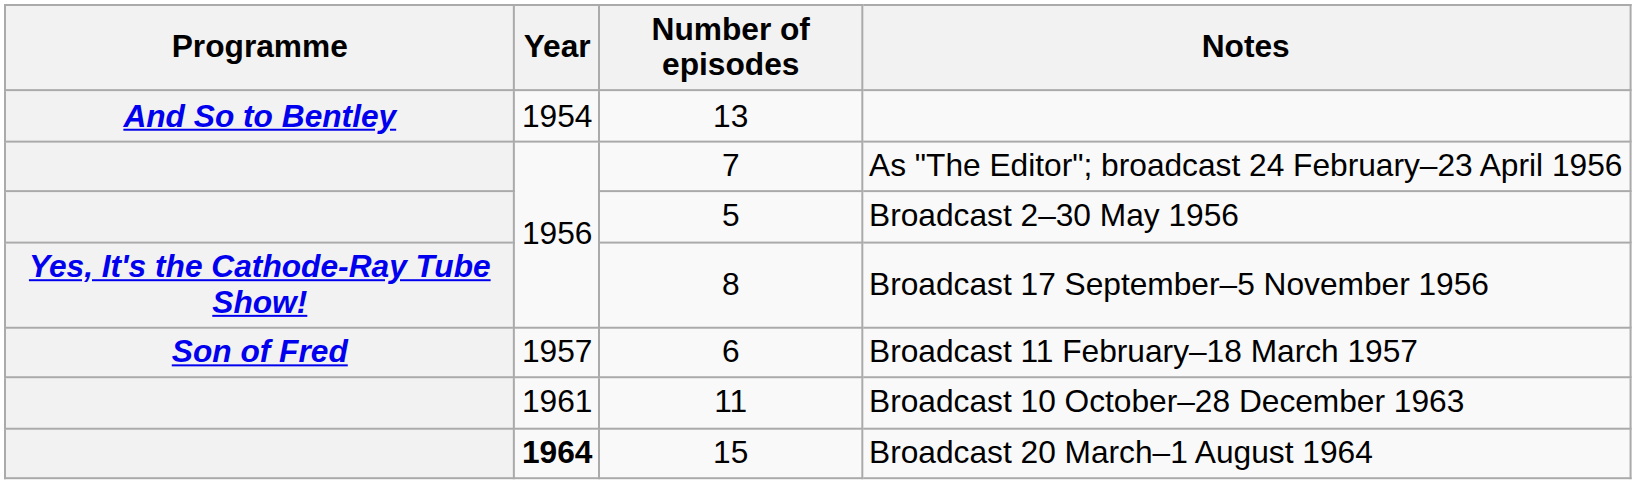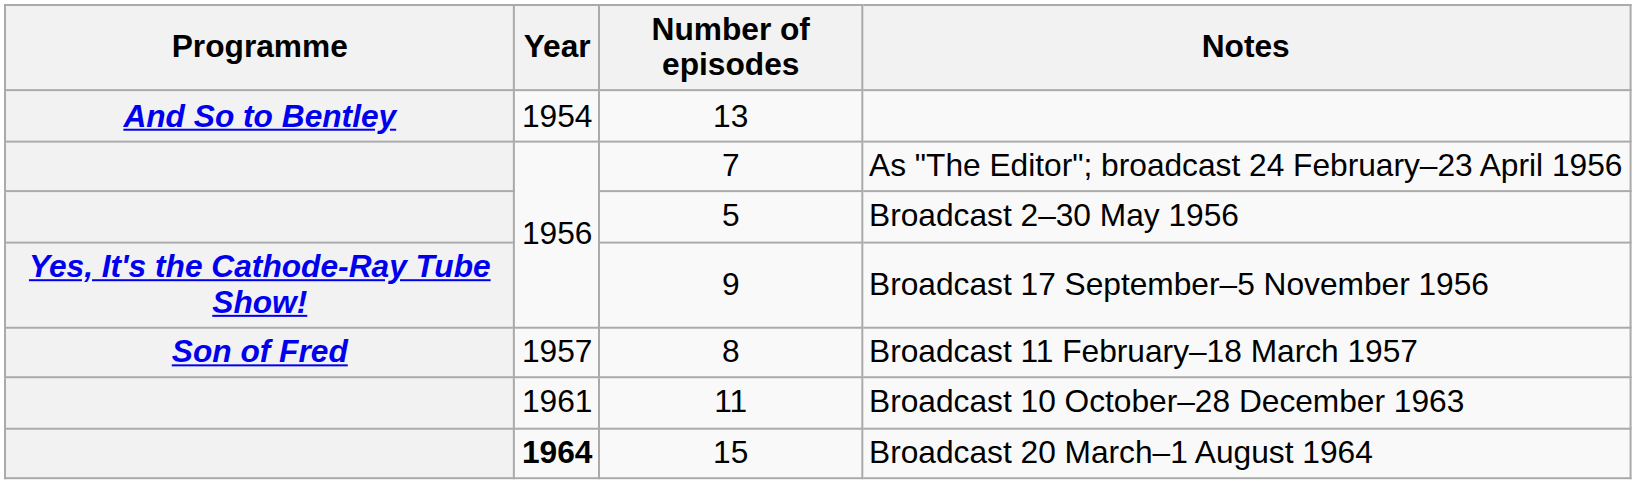(731, 284) 8 -> (731, 284) 9
(731, 352) 6 -> (731, 352) 8
